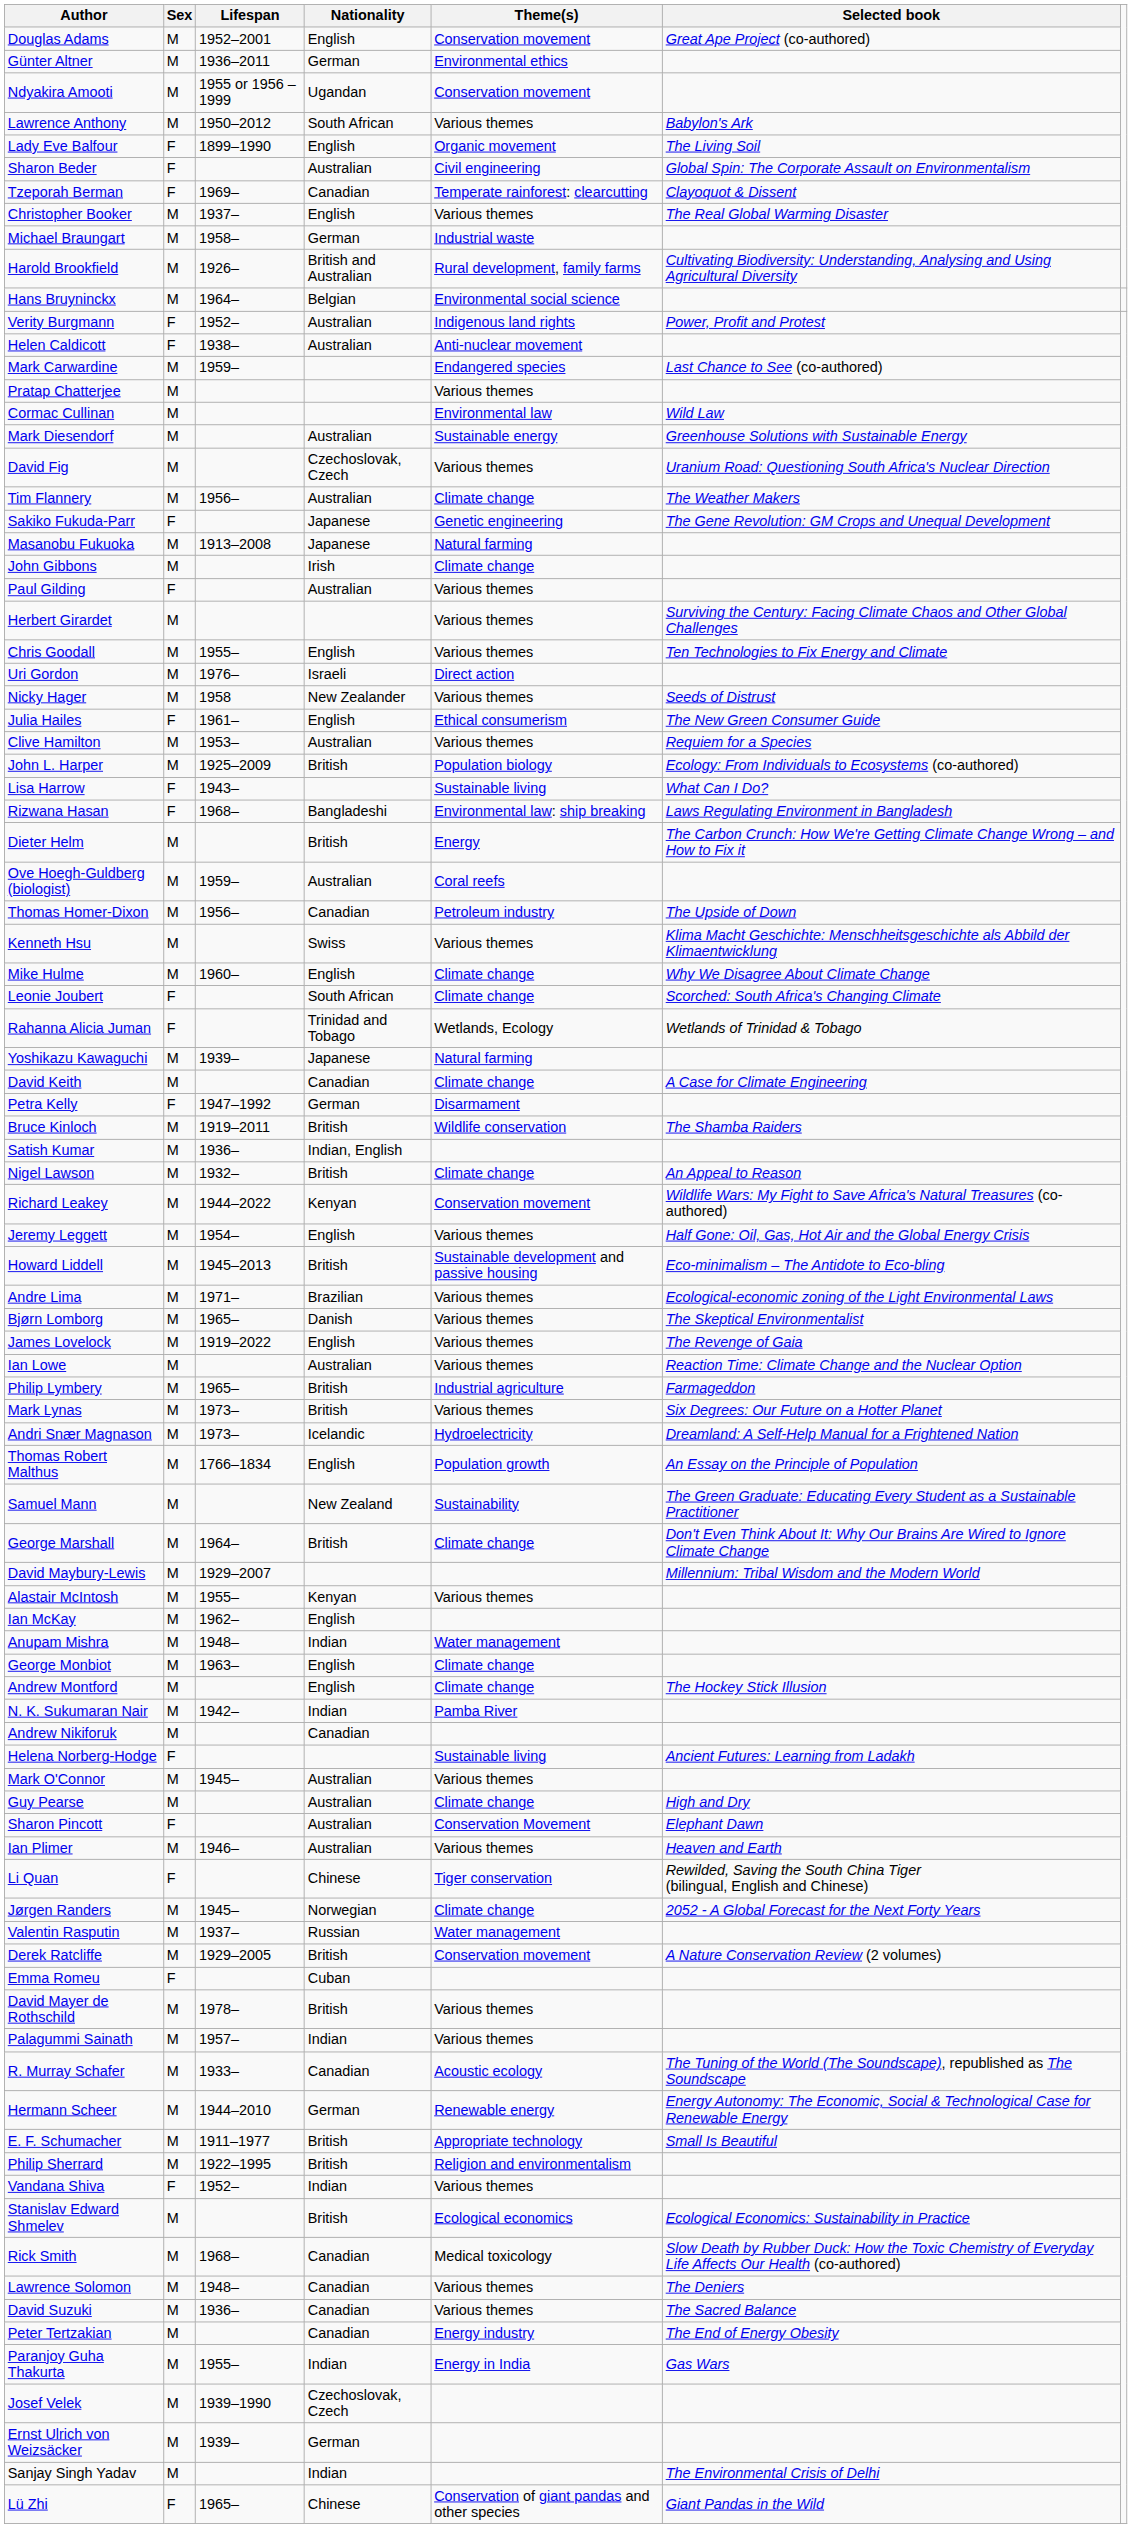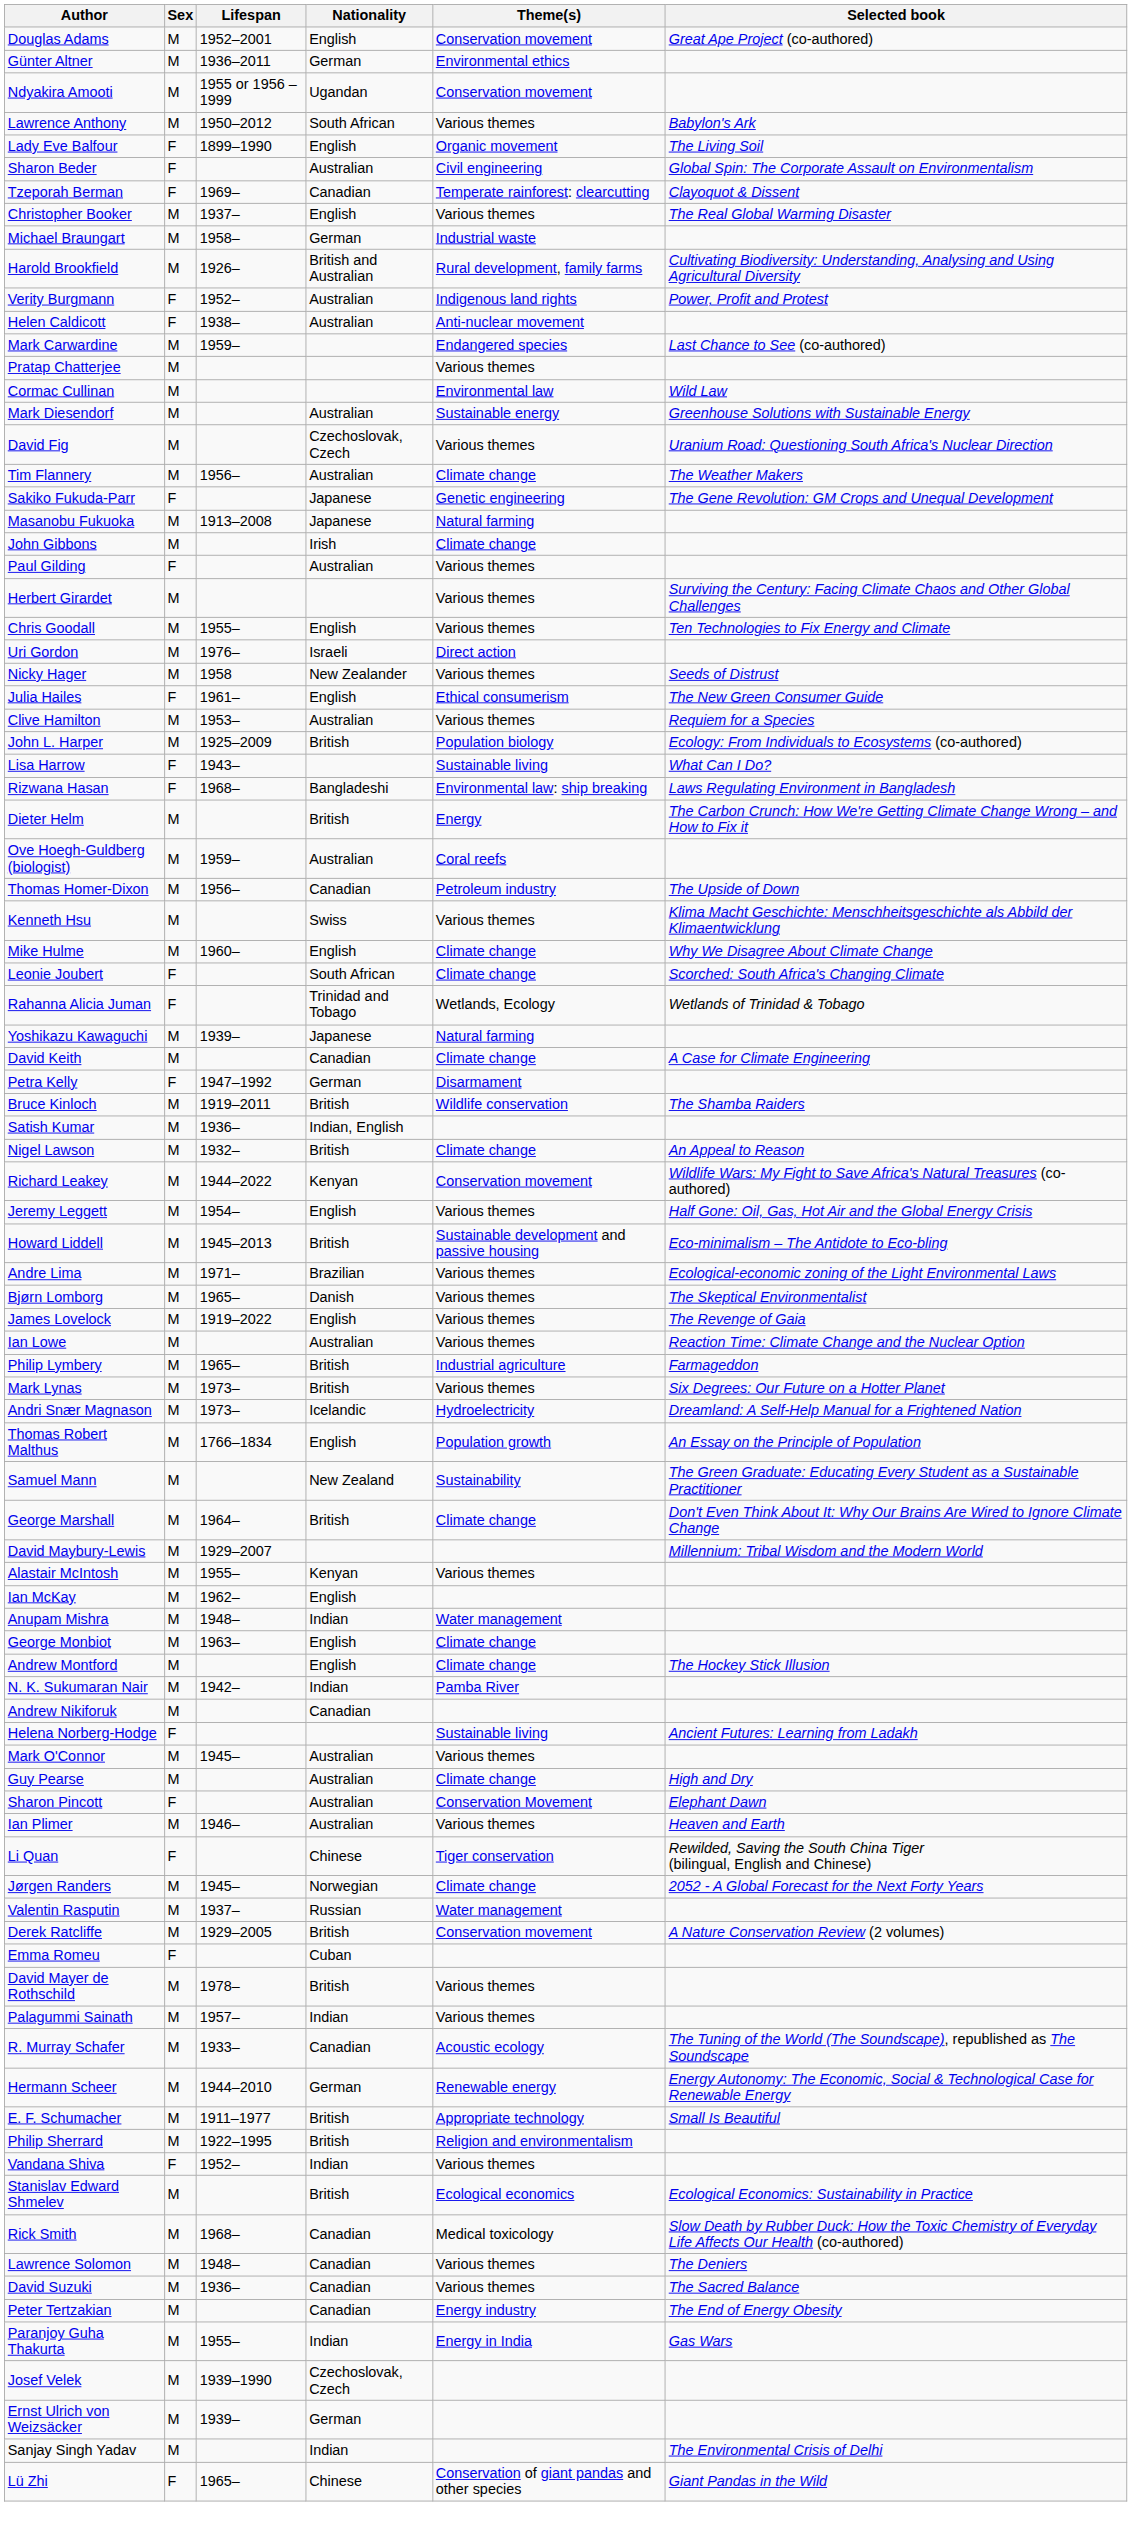- row: (62, 299)
